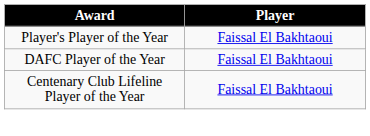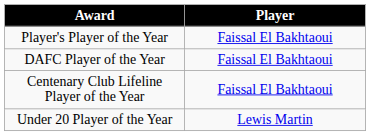+ row: (95, 119)
